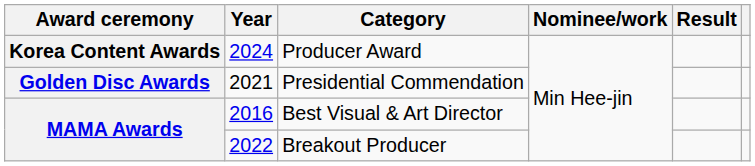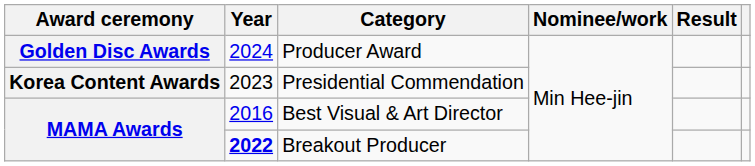(115, 51) Korea Content Awards -> (115, 51) Golden Disc Awards
(115, 82) Golden Disc Awards -> (115, 82) Korea Content Awards
(251, 82) 2021 -> (251, 82) 2023
(251, 144) normal -> (251, 144) bold
